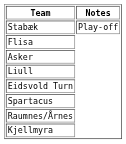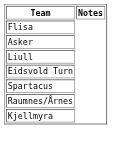- row: (23, 27)
